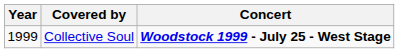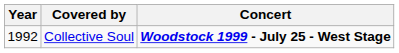(23, 36) 1999 -> (23, 36) 1992
